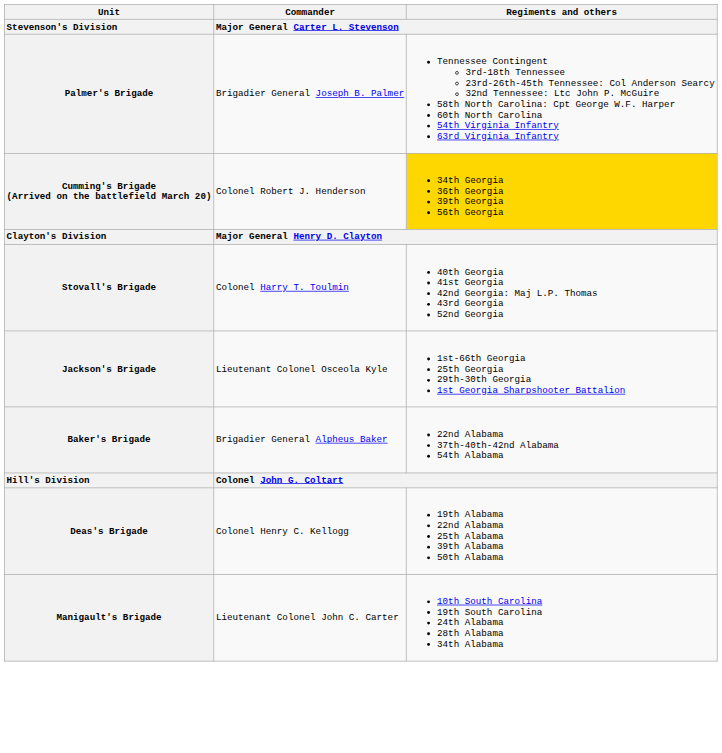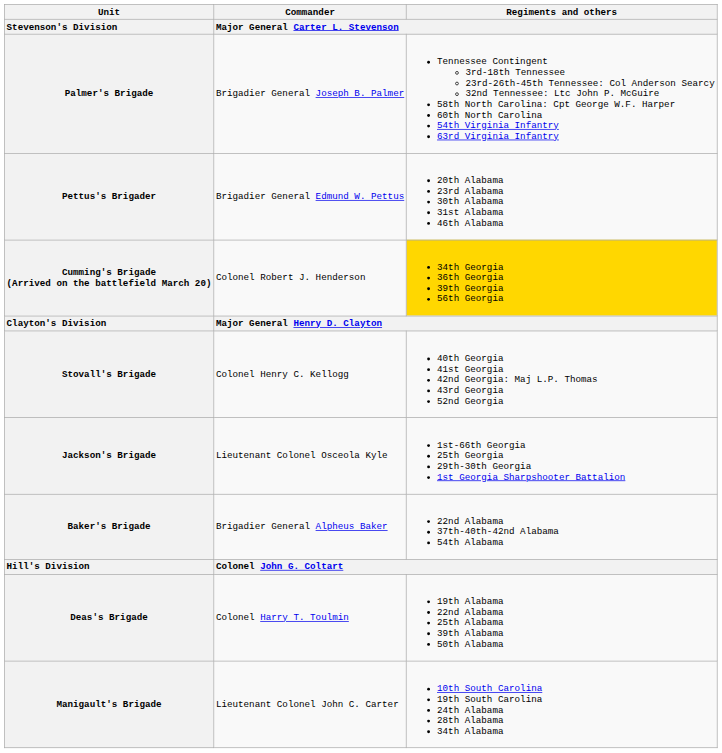+ row: (109, 197)
(282, 288) Colonel Harry T. Toulmin -> (282, 374) Colonel Henry C. Kellogg
(282, 531) Colonel Henry C. Kellogg -> (282, 618) Colonel Harry T. Toulmin
